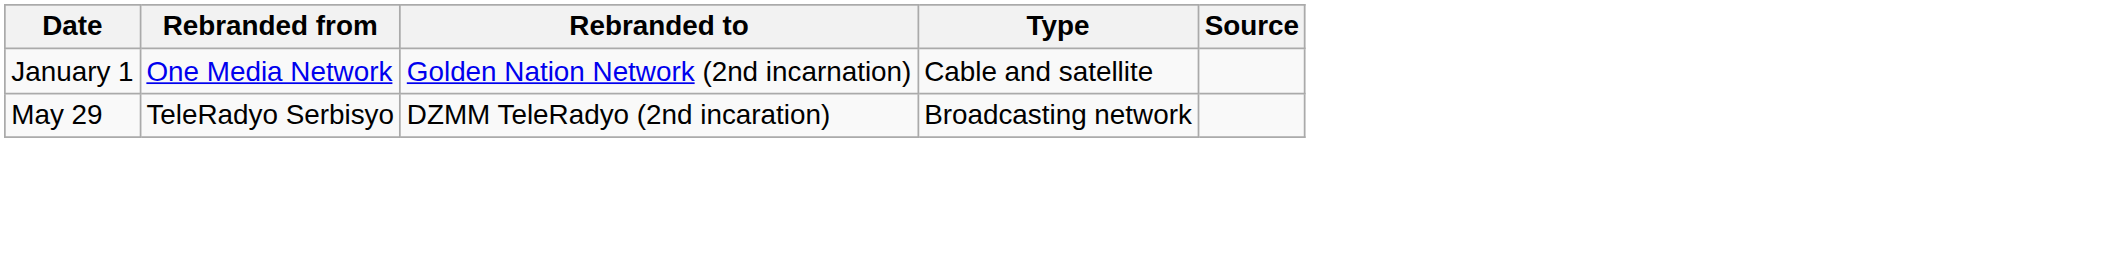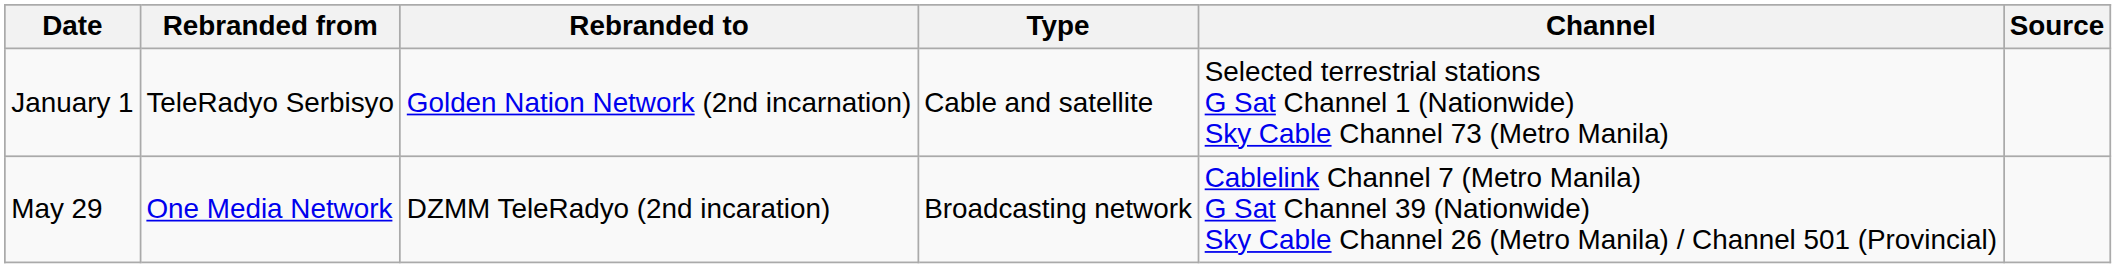+ column: (1601, 26)
(269, 70) One Media Network -> (270, 102) TeleRadyo Serbisyo
(270, 114) TeleRadyo Serbisyo -> (269, 208) One Media Network
